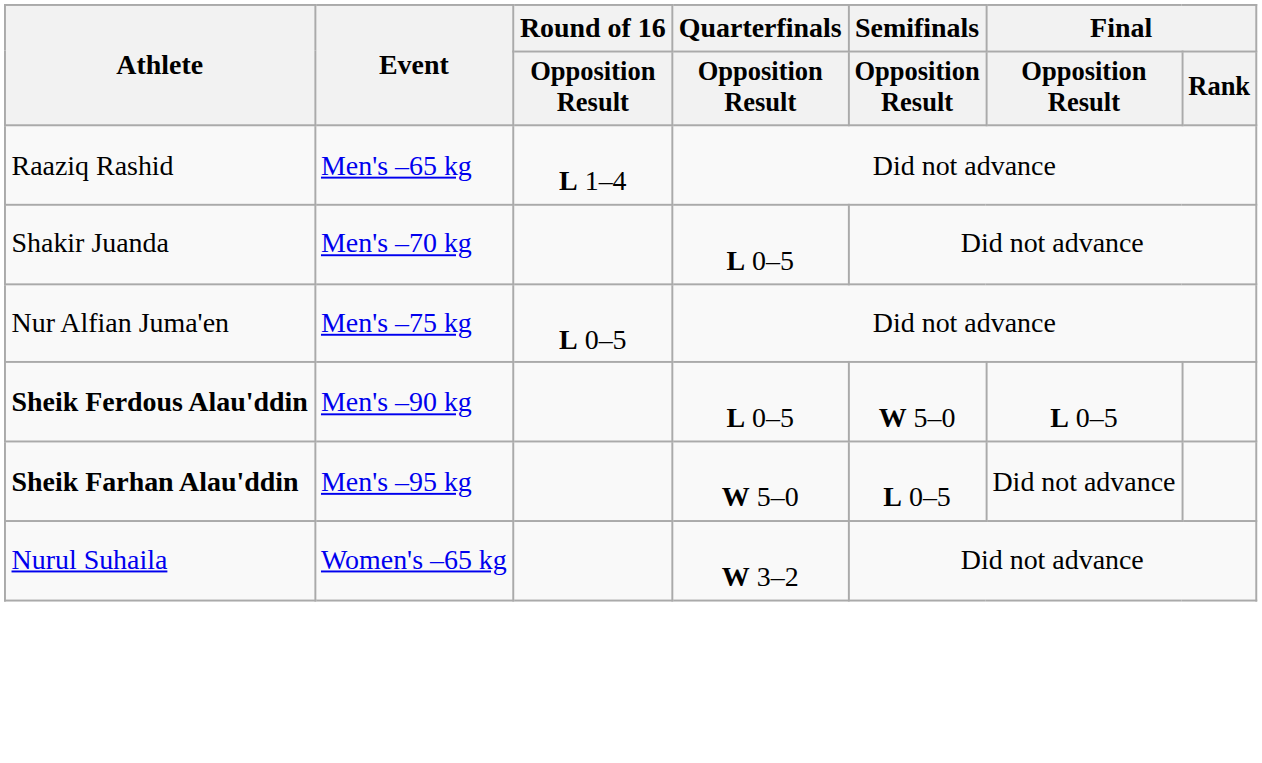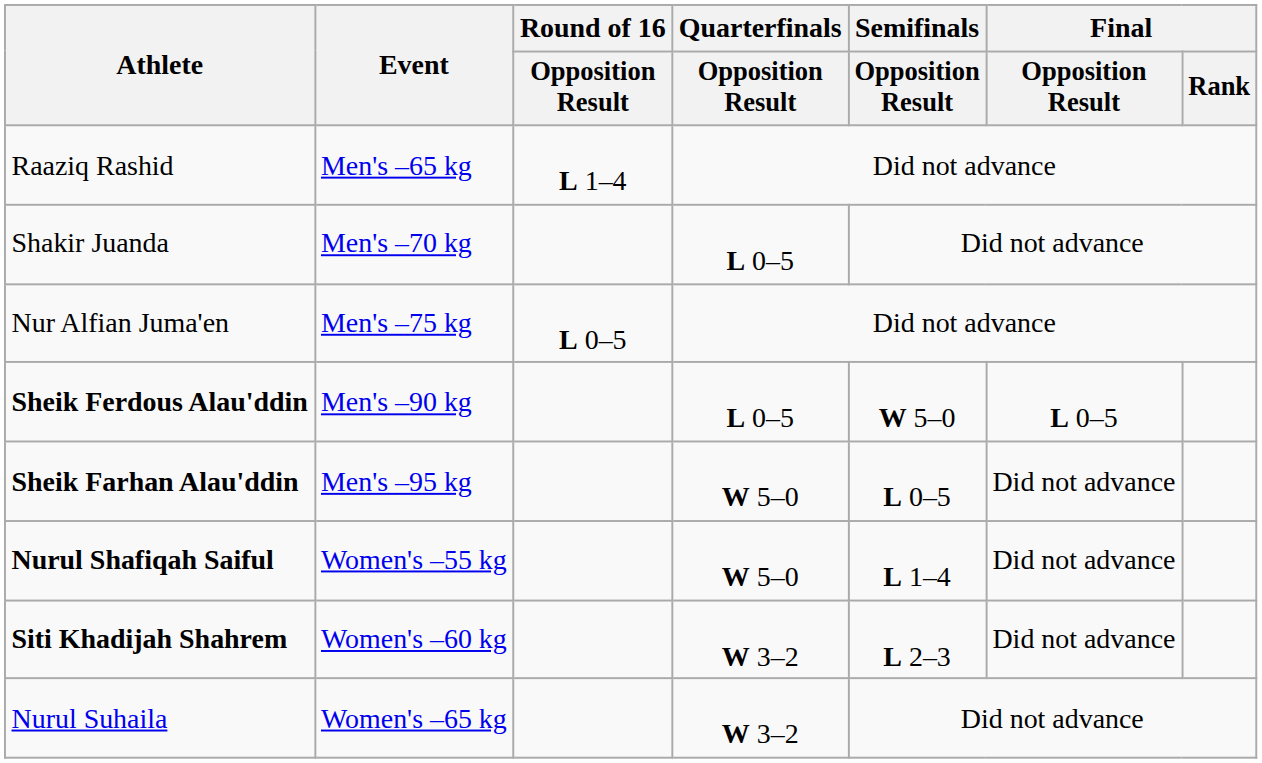+ row: (143, 560)
+ row: (149, 639)
